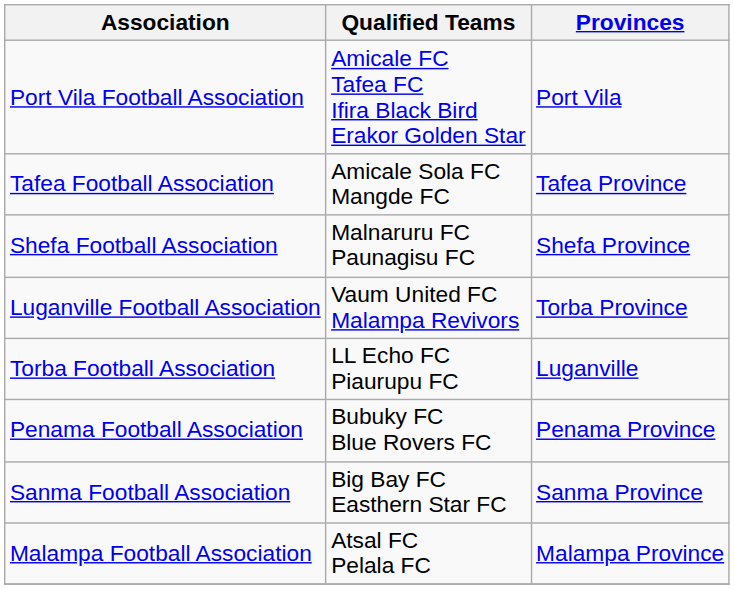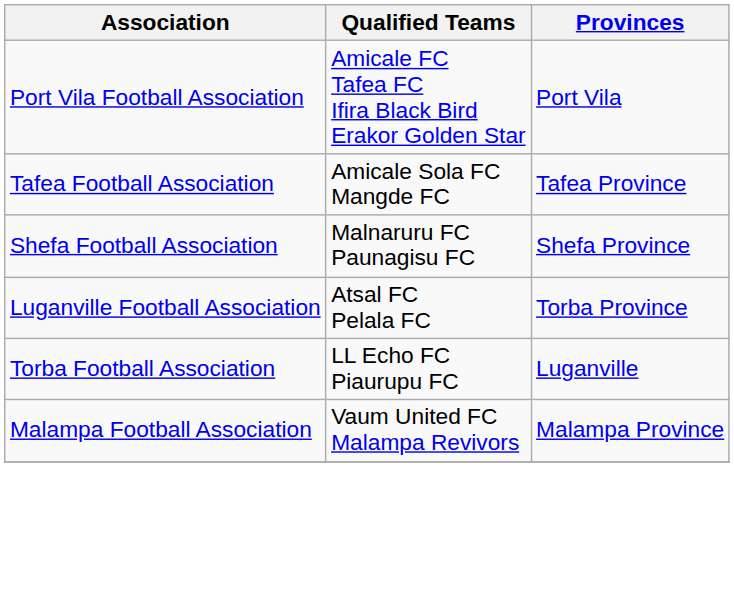(425, 307) Vaum United FC Malampa Revivors -> (381, 307) Atsal FC Pelala FC
- row: (156, 430)
- row: (150, 492)
(381, 553) Atsal FC Pelala FC -> (425, 430) Vaum United FC Malampa Revivors
